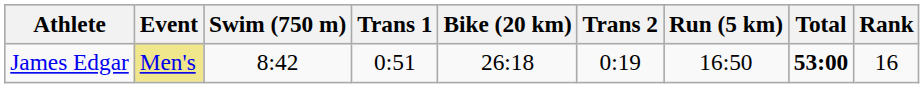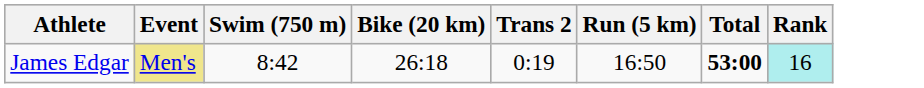- column: (395, 24)
(886, 62) no background -> (800, 62) paleturquoise background
